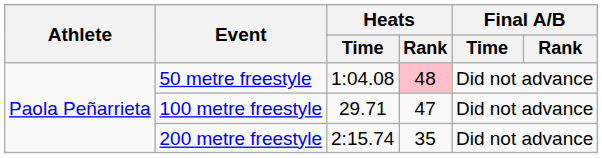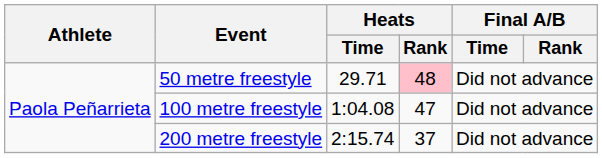(363, 78) 1:04.08 -> (363, 78) 29.71
(363, 108) 29.71 -> (363, 108) 1:04.08
(425, 138) 35 -> (425, 138) 37
